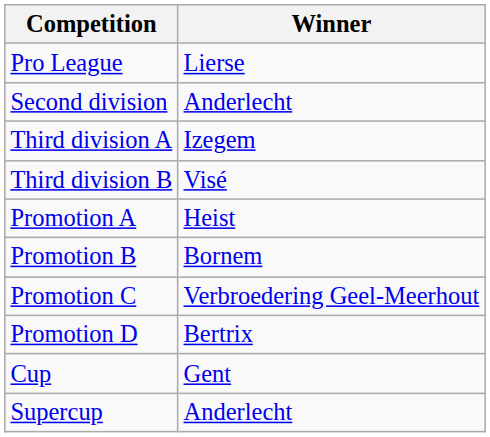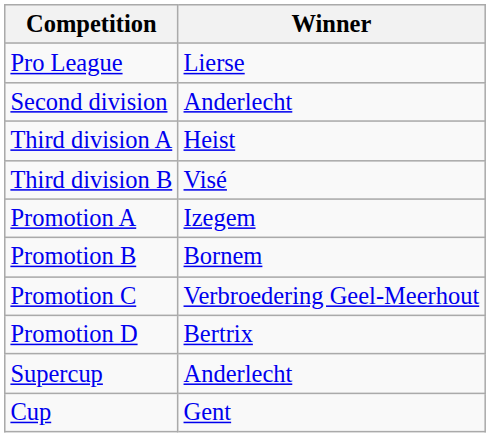(220, 140) Izegem -> (209, 140) Heist
(209, 218) Heist -> (220, 218) Izegem
rows swapped: (31, 373) <-> (57, 412)
